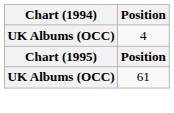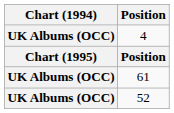+ row: (143, 98)
